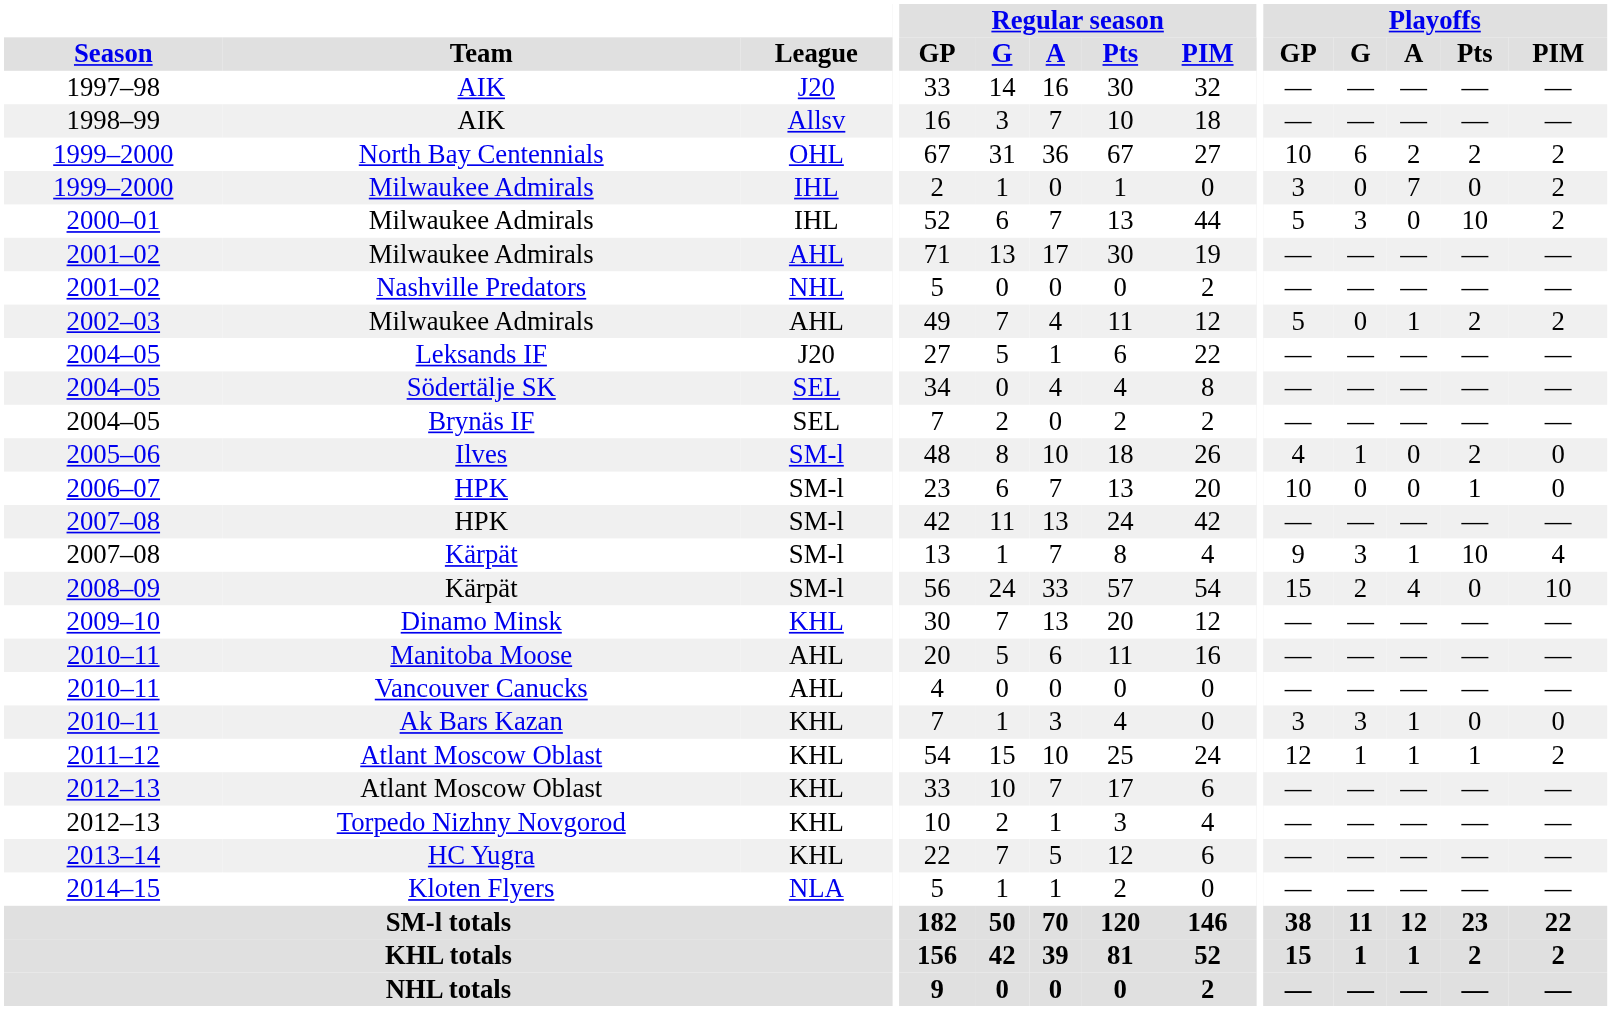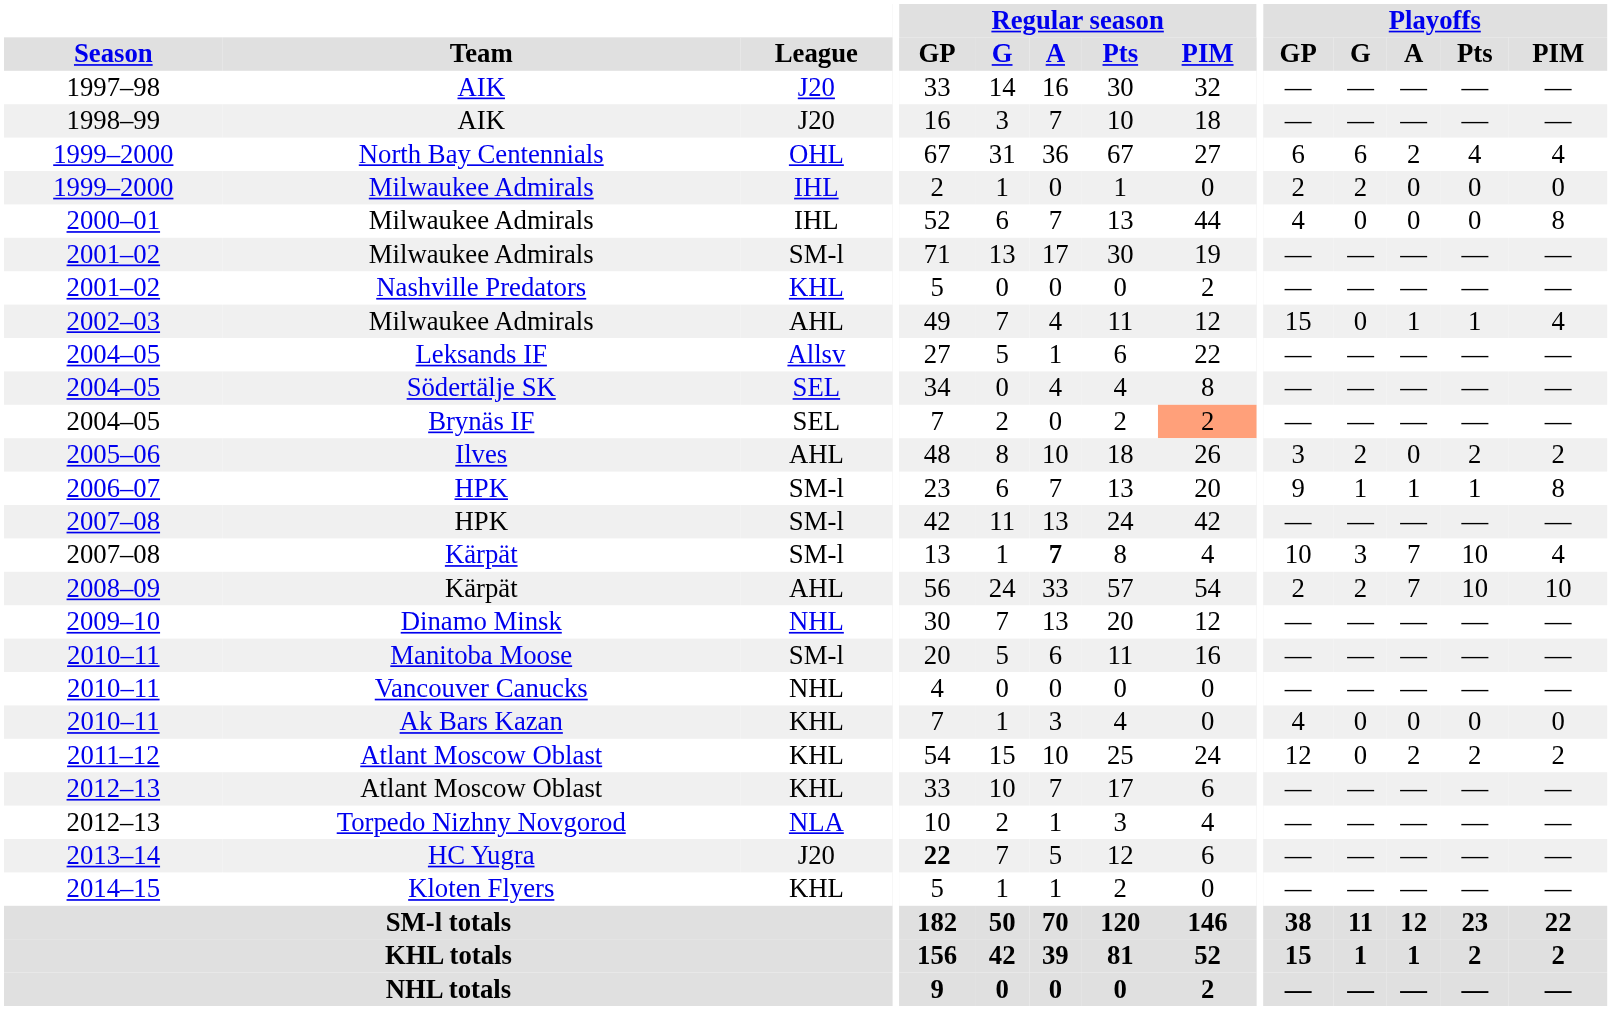(816, 120) Allsv -> (816, 120) J20
(1298, 153) 10 -> (1298, 153) 6
(1475, 153) 2 -> (1475, 153) 4
(1558, 153) 2 -> (1558, 153) 4
(1298, 187) 3 -> (1298, 187) 2
(1361, 187) 0 -> (1361, 187) 2
(1414, 187) 7 -> (1414, 187) 0
(1558, 187) 2 -> (1558, 187) 0
(1298, 220) 5 -> (1298, 220) 4
(1361, 220) 3 -> (1361, 220) 0
(1475, 220) 10 -> (1475, 220) 0
(1558, 220) 2 -> (1558, 220) 8
(816, 254) AHL -> (816, 254) SM-l
(816, 287) NHL -> (816, 287) KHL
(1298, 320) 5 -> (1298, 320) 15
(1475, 320) 2 -> (1475, 320) 1
(1558, 320) 2 -> (1558, 320) 4
(816, 354) J20 -> (816, 354) Allsv
(1208, 421) no background -> (1208, 421) lightsalmon background
(816, 454) SM-l -> (816, 454) AHL
(1298, 454) 4 -> (1298, 454) 3
(1361, 454) 1 -> (1361, 454) 2
(1558, 454) 0 -> (1558, 454) 2
(1298, 487) 10 -> (1298, 487) 9
(1361, 487) 0 -> (1361, 487) 1
(1414, 487) 0 -> (1414, 487) 1
(1558, 487) 0 -> (1558, 487) 8
(1055, 554) normal -> (1055, 554) bold
(1298, 554) 9 -> (1298, 554) 10
(1414, 554) 1 -> (1414, 554) 7
(816, 588) SM-l -> (816, 588) AHL
(1298, 588) 15 -> (1298, 588) 2
(1414, 588) 4 -> (1414, 588) 7
(1475, 588) 0 -> (1475, 588) 10
(816, 621) KHL -> (816, 621) NHL
(816, 654) AHL -> (816, 654) SM-l
(816, 688) AHL -> (816, 688) NHL
(1298, 721) 3 -> (1298, 721) 4
(1361, 721) 3 -> (1361, 721) 0
(1414, 721) 1 -> (1414, 721) 0
(1361, 755) 1 -> (1361, 755) 0
(1414, 755) 1 -> (1414, 755) 2
(1475, 755) 1 -> (1475, 755) 2
(816, 821) KHL -> (816, 821) NLA
(816, 855) KHL -> (816, 855) J20
(937, 855) normal -> (937, 855) bold
(816, 888) NLA -> (816, 888) KHL
